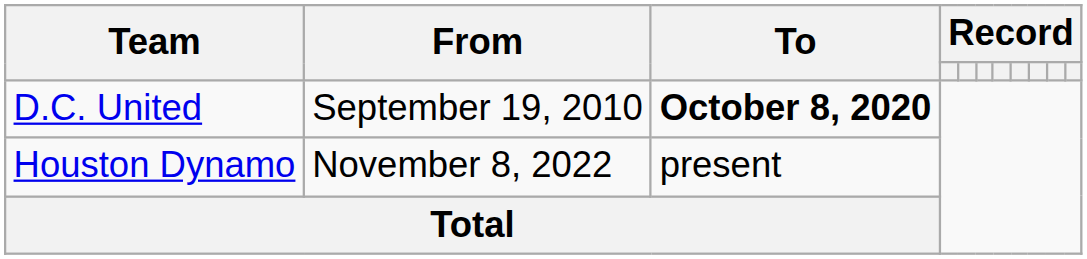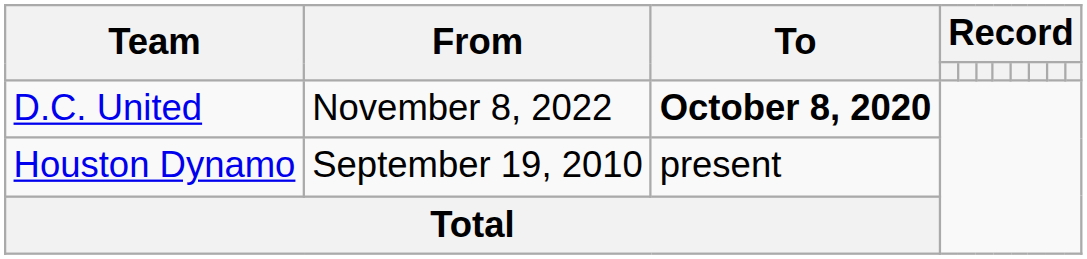(478, 108) September 19, 2010 -> (462, 108) November 8, 2022
(462, 165) November 8, 2022 -> (478, 165) September 19, 2010
